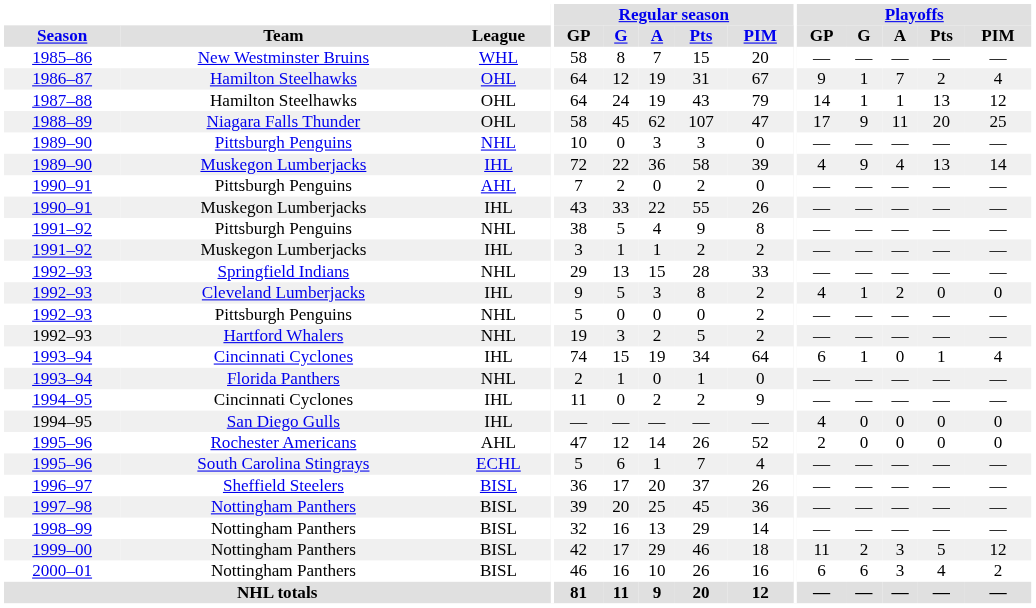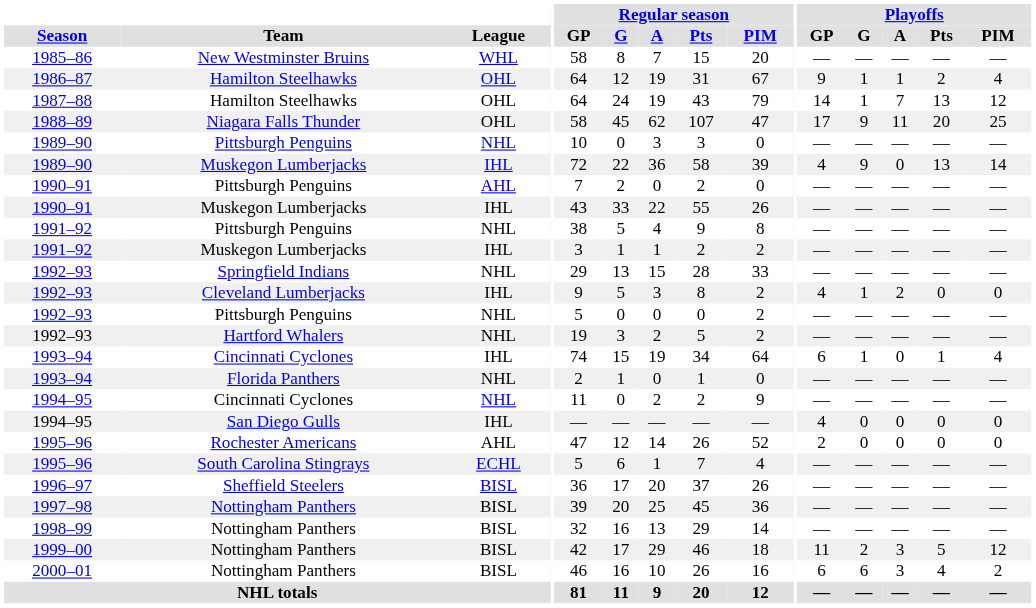(900, 78) 7 -> (900, 78) 1
(900, 100) 1 -> (900, 100) 7
(900, 164) 4 -> (900, 164) 0
(498, 399) IHL -> (498, 399) NHL
